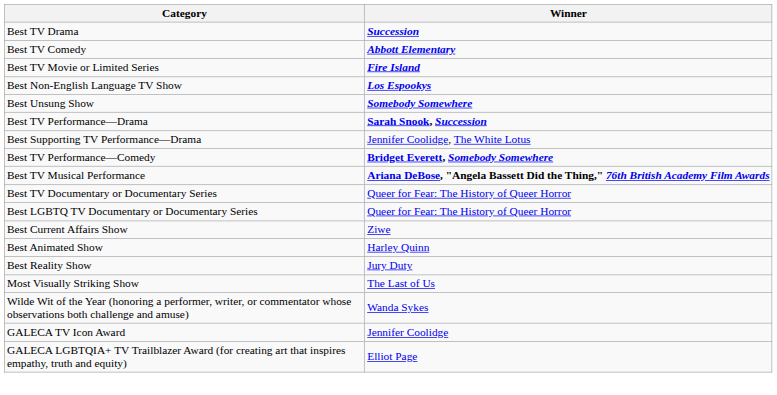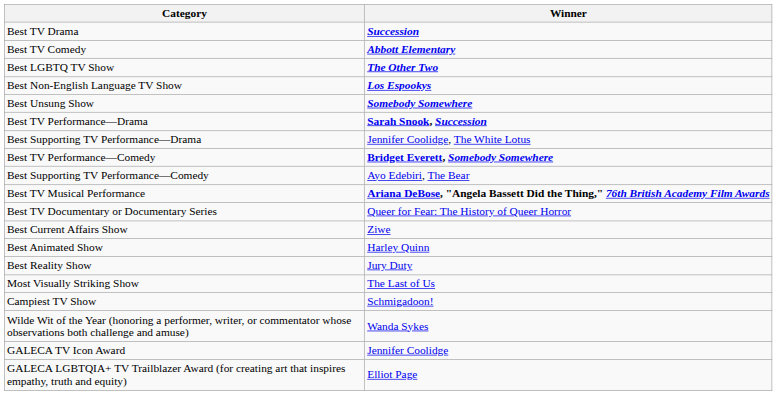- row: (83, 67)
+ row: (61, 67)
+ row: (108, 175)
- row: (132, 211)
+ row: (52, 301)
